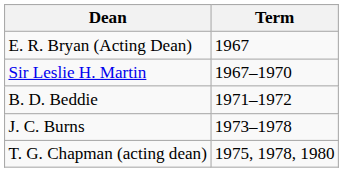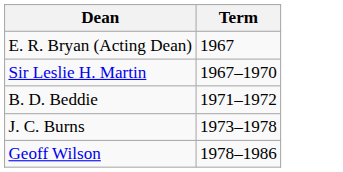- row: (108, 153)
+ row: (55, 153)
